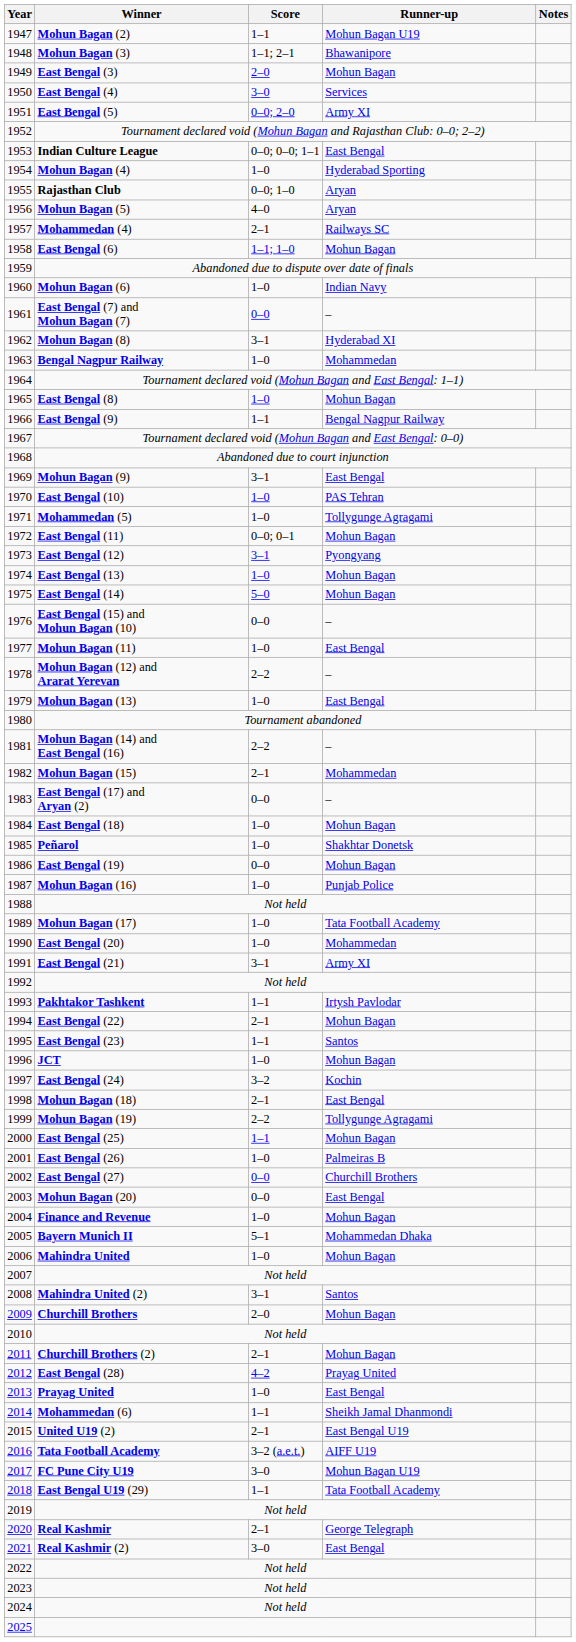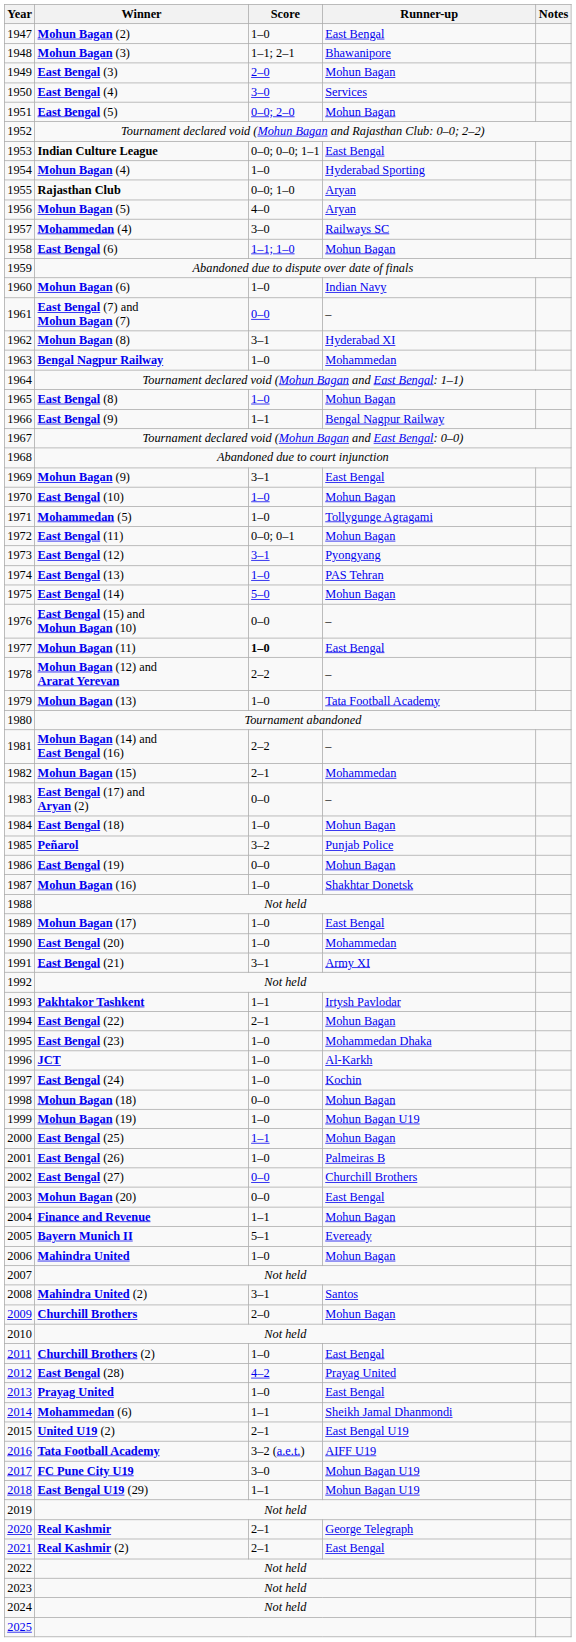(260, 33) 1–1 -> (260, 33) 1–0
(372, 33) Mohun Bagan U19 -> (355, 33) East Bengal
(348, 111) Army XI -> (360, 111) Mohun Bagan
(260, 229) 2–1 -> (260, 229) 3–0
(354, 497) PAS Tehran -> (360, 497) Mohun Bagan
(360, 575) Mohun Bagan -> (354, 575) PAS Tehran
(260, 647) normal -> (260, 647) bold
(355, 700) East Bengal -> (383, 700) Tata Football Academy
(260, 845) 1–0 -> (260, 845) 3–2
(369, 845) Shakhtar Donetsk -> (359, 845) Punjab Police
(359, 884) Punjab Police -> (369, 884) Shakhtar Donetsk
(383, 923) Tata Football Academy -> (355, 923) East Bengal
(260, 1040) 1–1 -> (260, 1040) 1–0
(342, 1040) Santos -> (378, 1040) Mohammedan Dhaka
(360, 1060) Mohun Bagan -> (349, 1060) Al-Karkh
(260, 1080) 3–2 -> (260, 1080) 1–0
(260, 1099) 2–1 -> (260, 1099) 0–0
(355, 1099) East Bengal -> (360, 1099) Mohun Bagan
(260, 1119) 2–2 -> (260, 1119) 1–0
(379, 1119) Tollygunge Agragami -> (372, 1119) Mohun Bagan U19
(260, 1216) 1–0 -> (260, 1216) 1–1
(378, 1236) Mohammedan Dhaka -> (349, 1236) Eveready
(260, 1353) 2–1 -> (260, 1353) 1–0
(360, 1353) Mohun Bagan -> (355, 1353) East Bengal
(383, 1490) Tata Football Academy -> (372, 1490) Mohun Bagan U19
(260, 1548) 3–0 -> (260, 1548) 2–1
